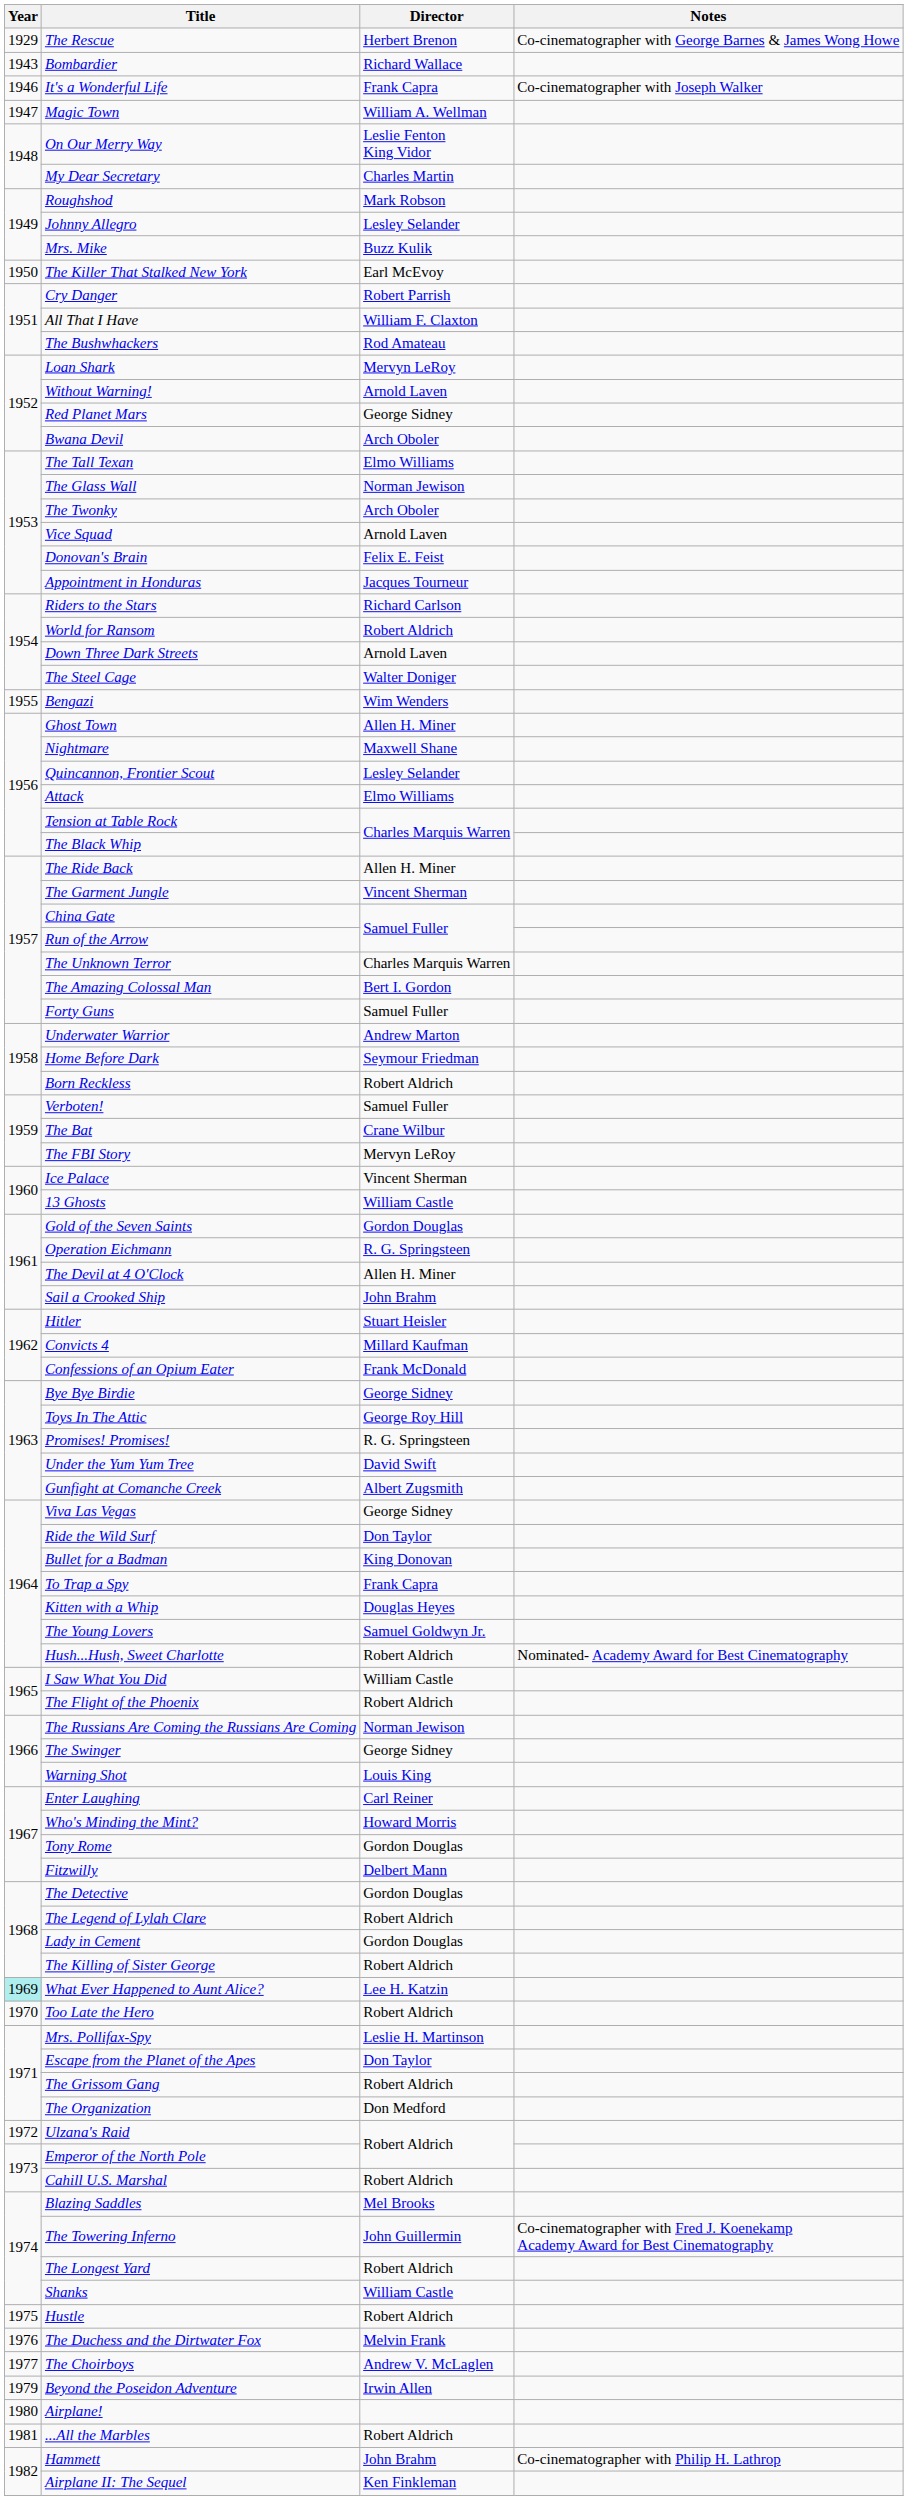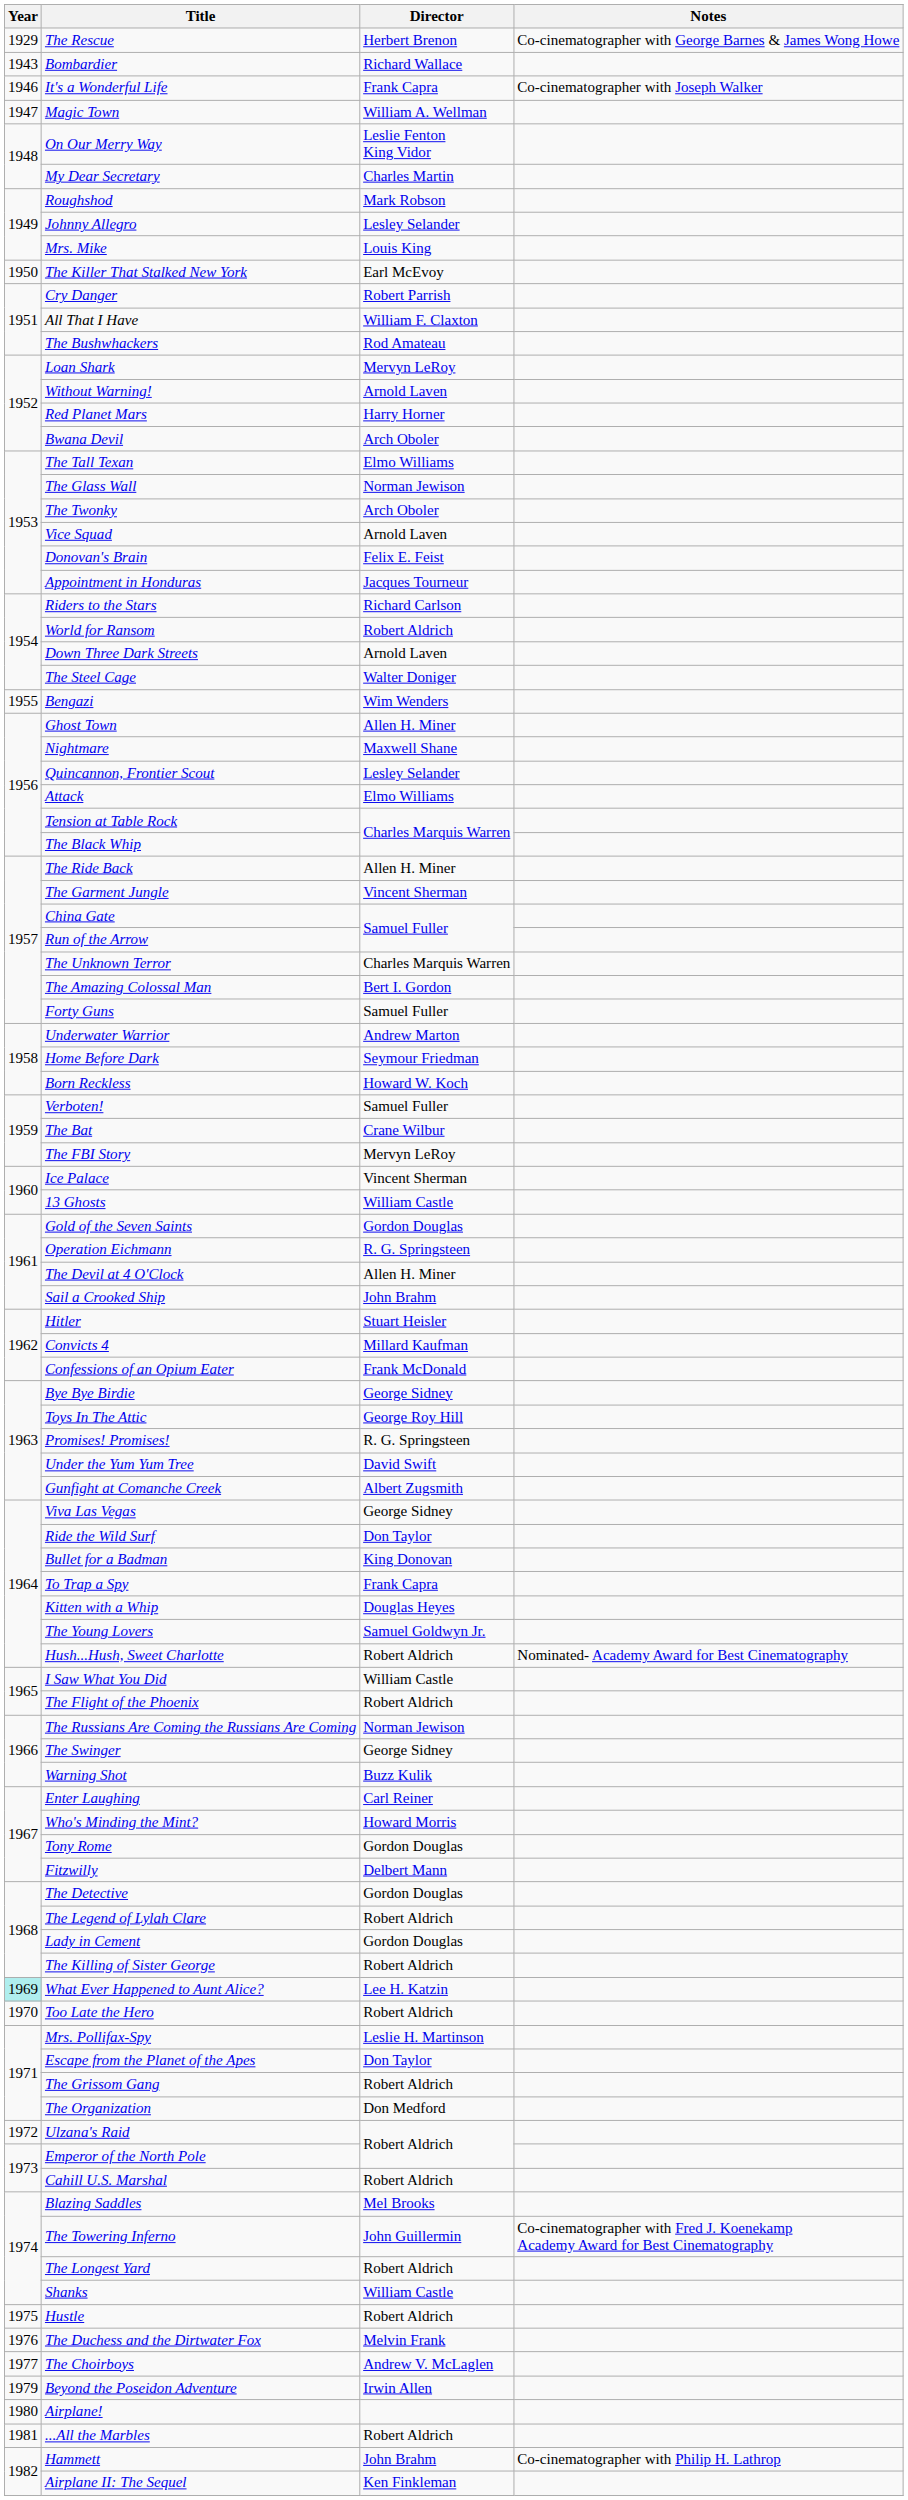(398, 248) Buzz Kulik -> (397, 248) Louis King
(408, 414) George Sidney -> (404, 414) Harry Horner
(408, 1082) Robert Aldrich -> (416, 1082) Howard W. Koch
(397, 1774) Louis King -> (398, 1774) Buzz Kulik
